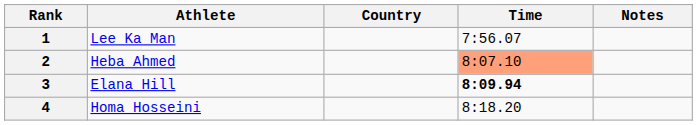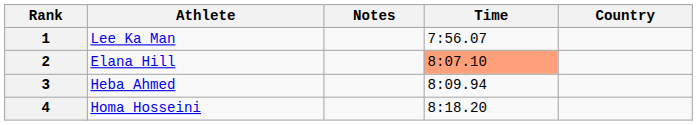columns swapped: (391, 16) <-> (642, 16)
(133, 62) Heba Ahmed -> (133, 62) Elana Hill
(133, 85) Elana Hill -> (133, 85) Heba Ahmed
(492, 85) bold -> (457, 85) normal
